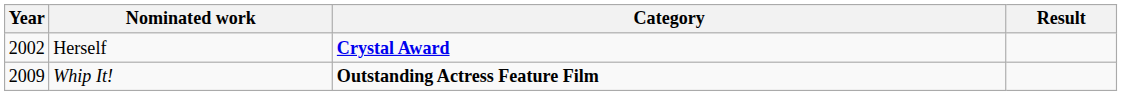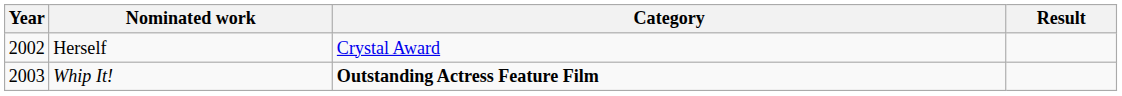(393, 47) bold -> (389, 47) normal
(27, 76) 2009 -> (27, 76) 2003
